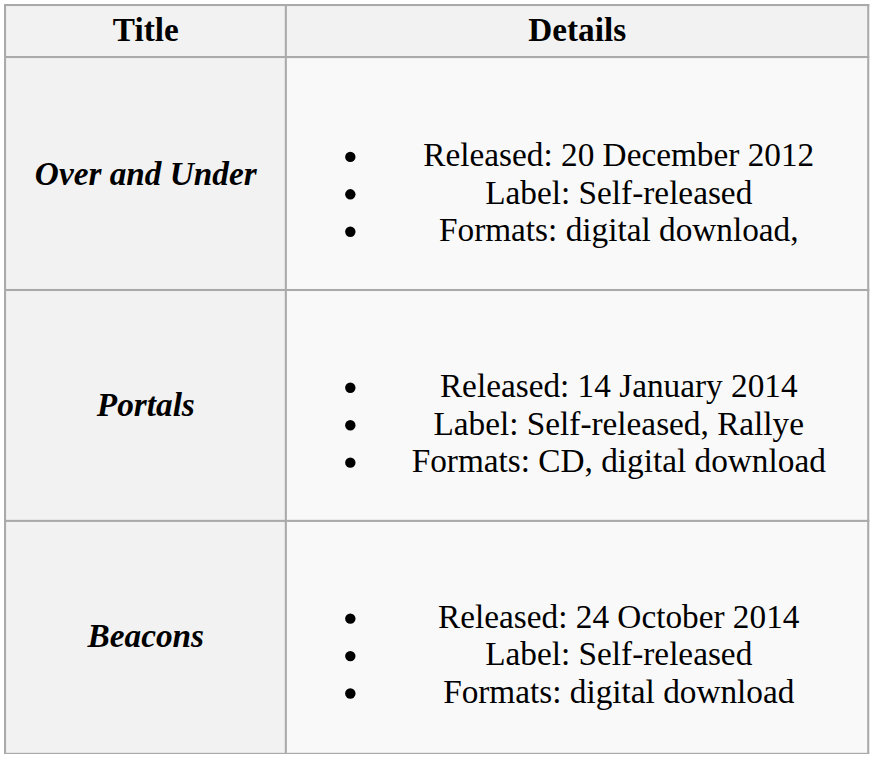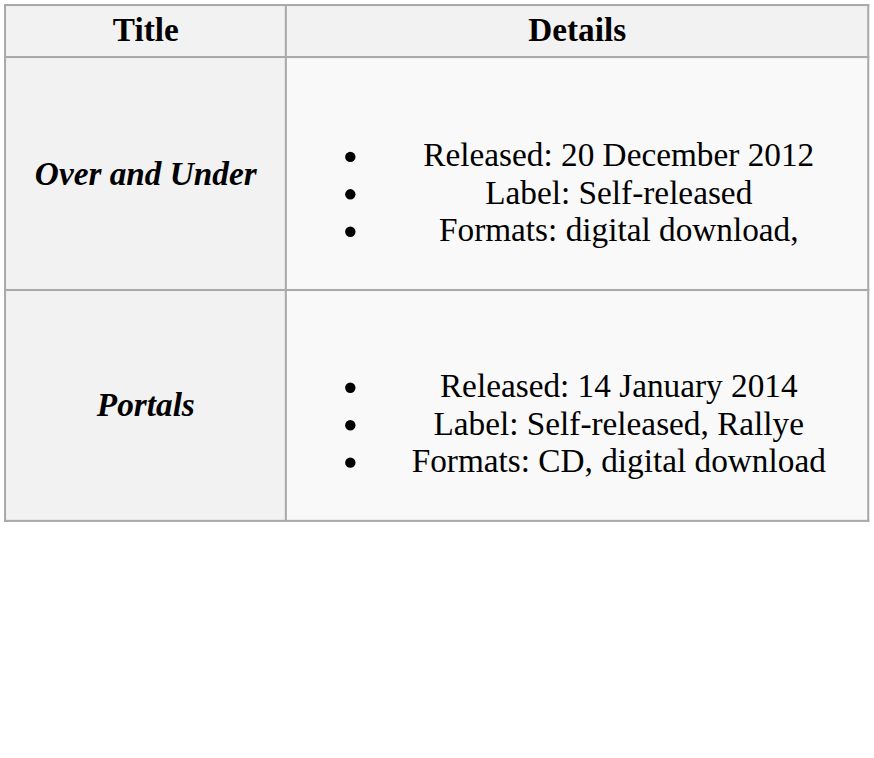- row: (146, 636)
